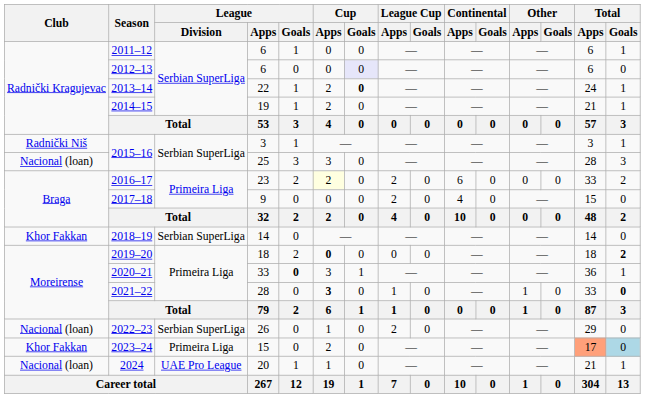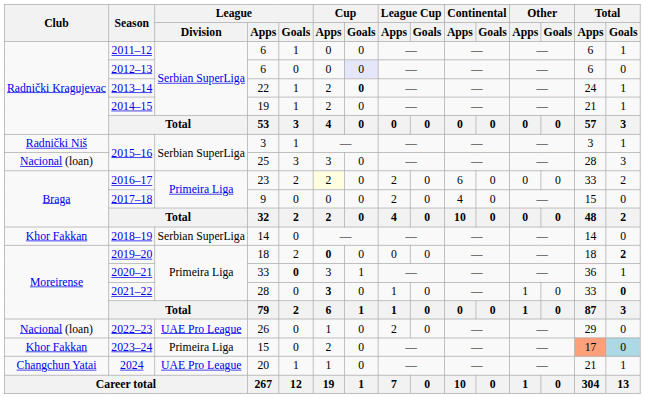(201, 328) Serbian SuperLiga -> (201, 328) UAE Pro League
(57, 365) Nacional (loan) -> (57, 365) Changchun Yatai
